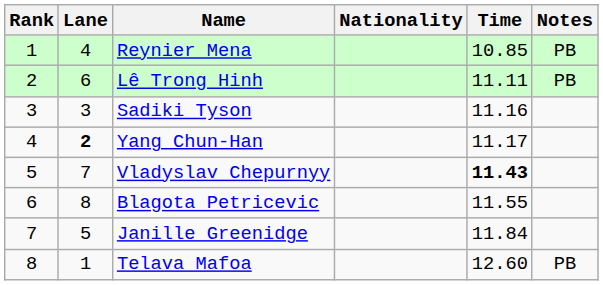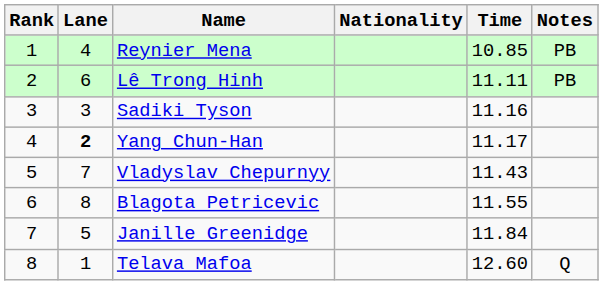(500, 173) bold -> (500, 173) normal
(565, 264) PB -> (565, 264) Q
